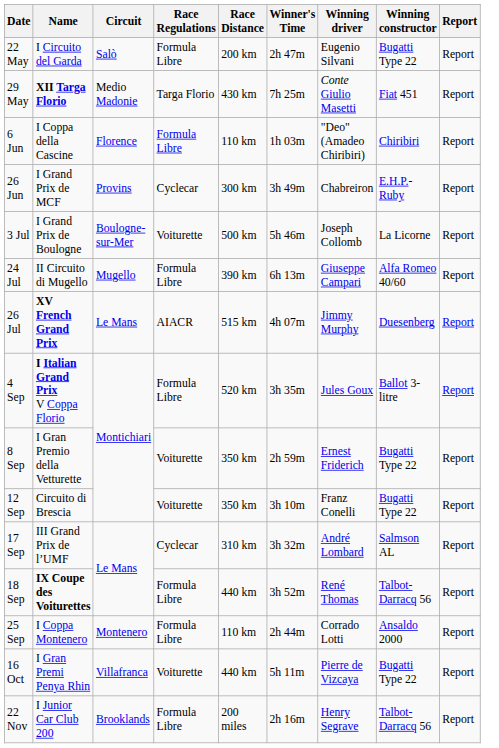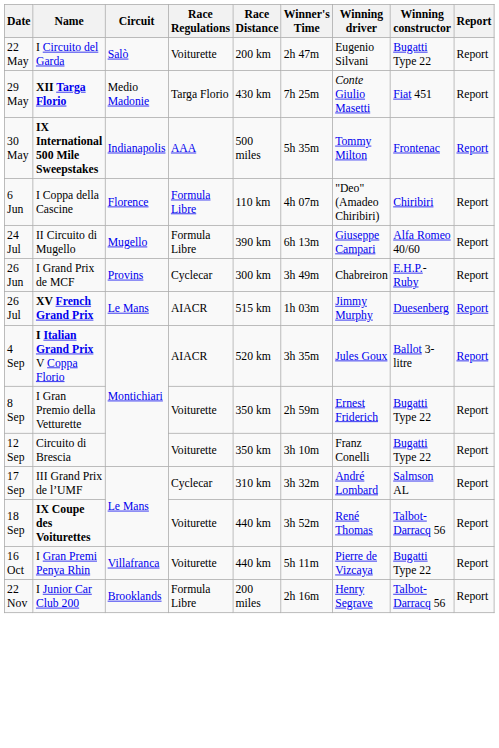(176, 54) Formula Libre -> (194, 54) Voiturette
+ row: (18, 148)
(287, 141) 1h 03m -> (301, 202) 4h 07m
rows swapped: (15, 188) <-> (14, 275)
- row: (18, 235)
(287, 322) 4h 07m -> (301, 308) 1h 03m
(176, 390) Formula Libre -> (189, 355) AIACR
(176, 592) Formula Libre -> (194, 523) Voiturette
- row: (16, 632)
